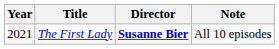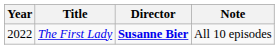(20, 34) 2021 -> (20, 34) 2022
